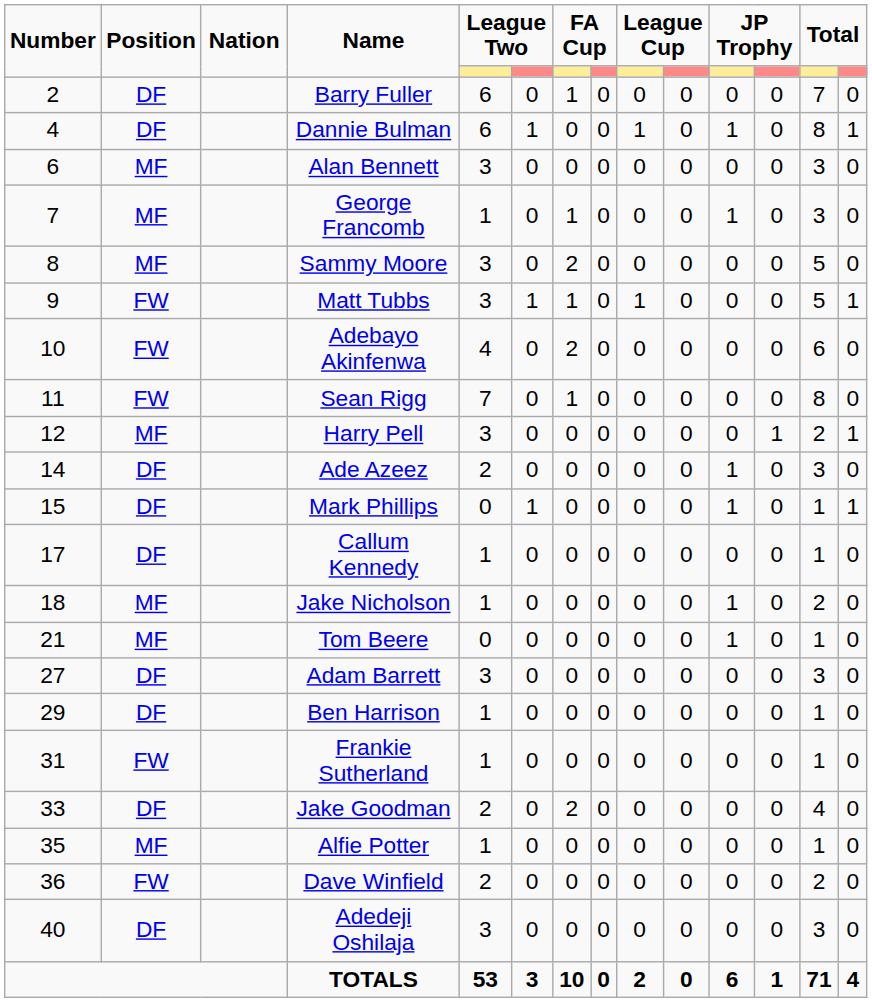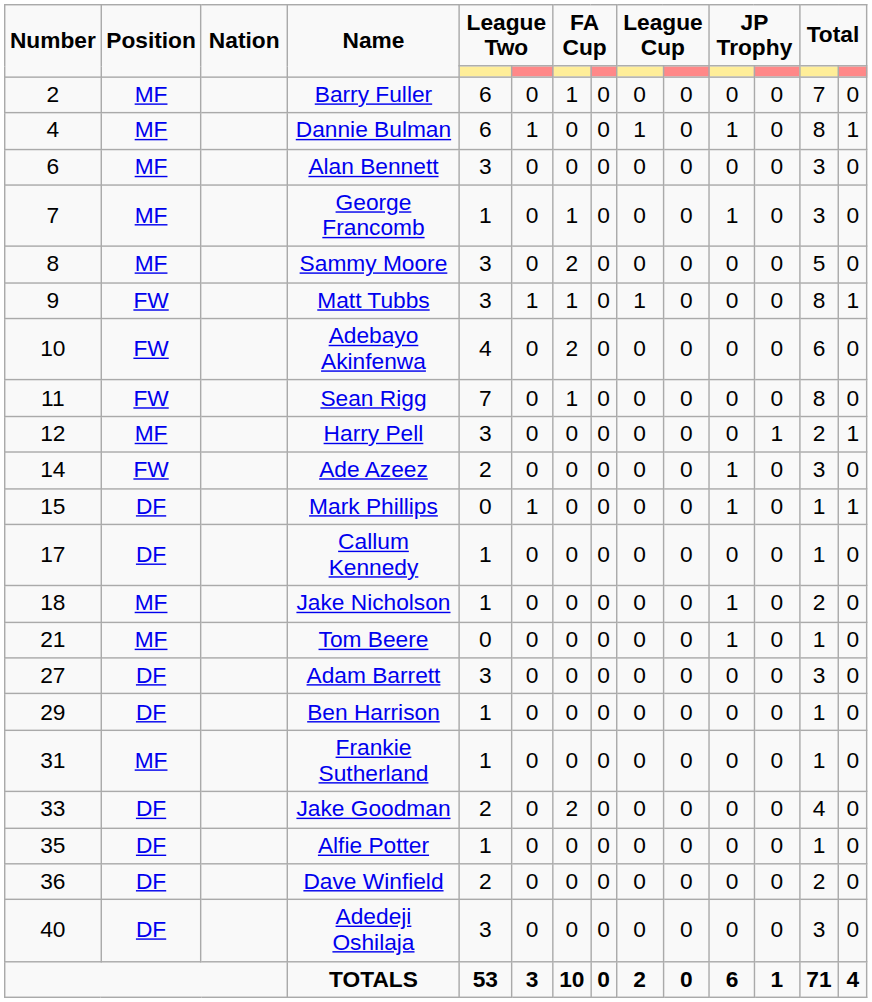(151, 94) DF -> (151, 94) MF
(151, 130) DF -> (151, 130) MF
(819, 300) 5 -> (819, 300) 8
(151, 469) DF -> (151, 469) FW
(151, 760) FW -> (151, 760) MF
(151, 845) MF -> (151, 845) DF
(151, 881) FW -> (151, 881) DF
